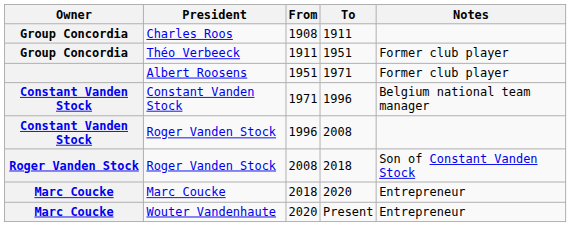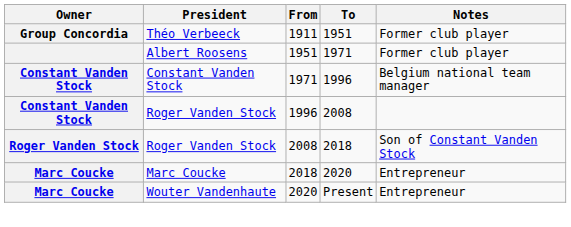- row: (303, 34)
